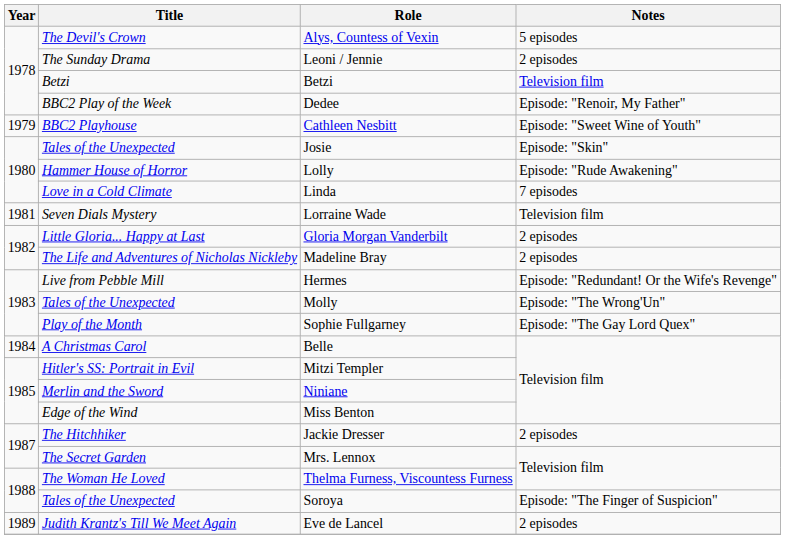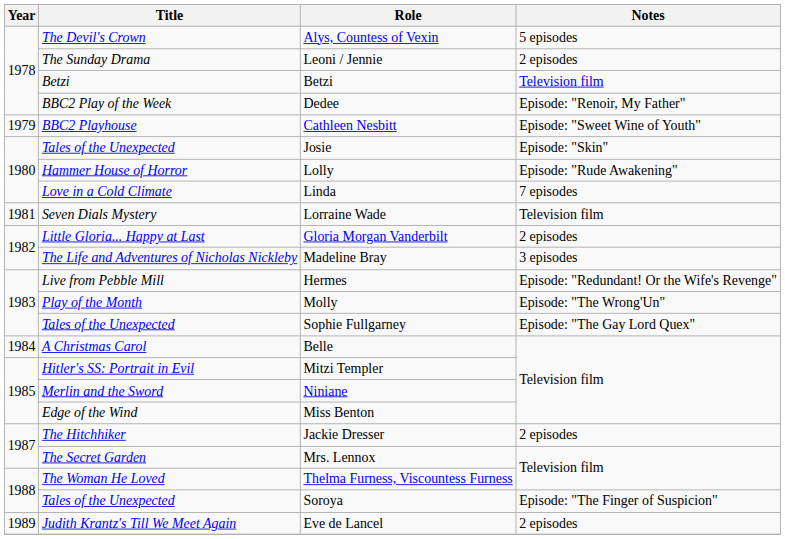(548, 258) 2 episodes -> (548, 258) 3 episodes
(108, 302) Tales of the Unexpected -> (92, 302) Play of the Month
(92, 324) Play of the Month -> (108, 324) Tales of the Unexpected
